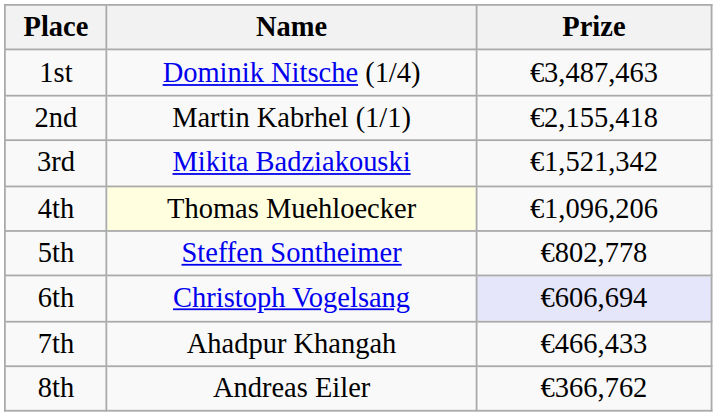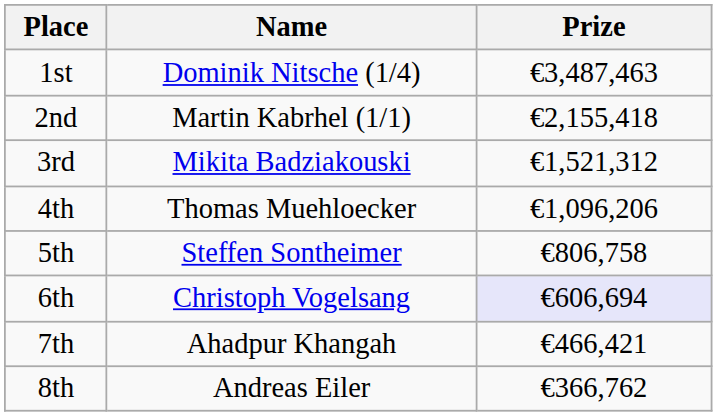(594, 162) €1,521,342 -> (594, 162) €1,521,312
(292, 207) lightyellow background -> (292, 207) no background
(594, 252) €802,778 -> (594, 252) €806,758
(594, 343) €466,433 -> (594, 343) €466,421
